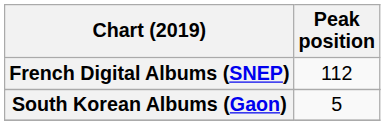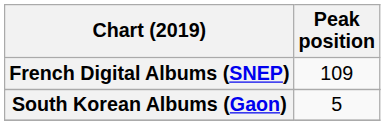(337, 73) 112 -> (337, 73) 109
